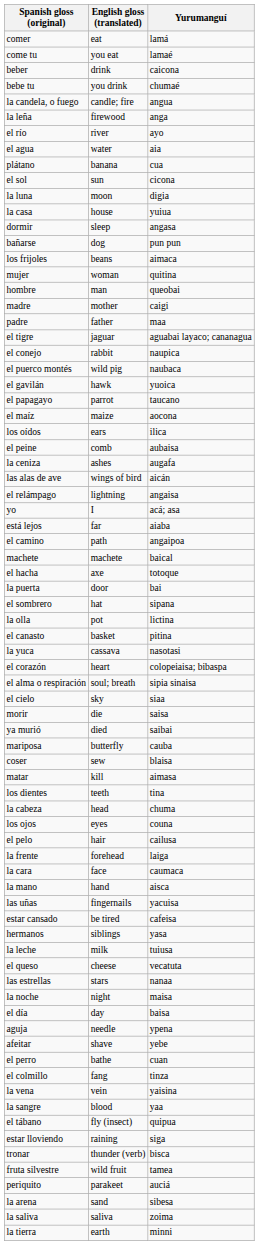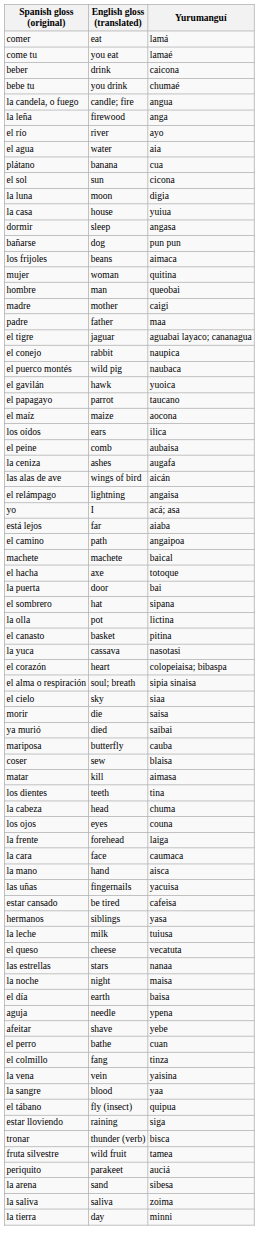- row: (19, 839)
(98, 1012) day -> (100, 996) earth
(100, 1232) earth -> (98, 1216) day
